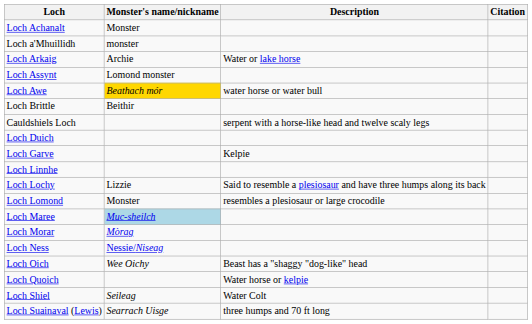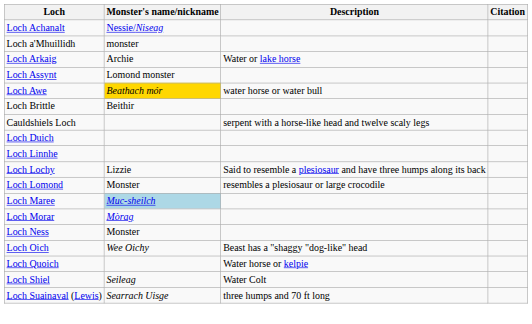(123, 28) Monster -> (135, 28) Nessie/Niseag
- row: (30, 153)
(135, 248) Nessie/Niseag -> (123, 232) Monster
